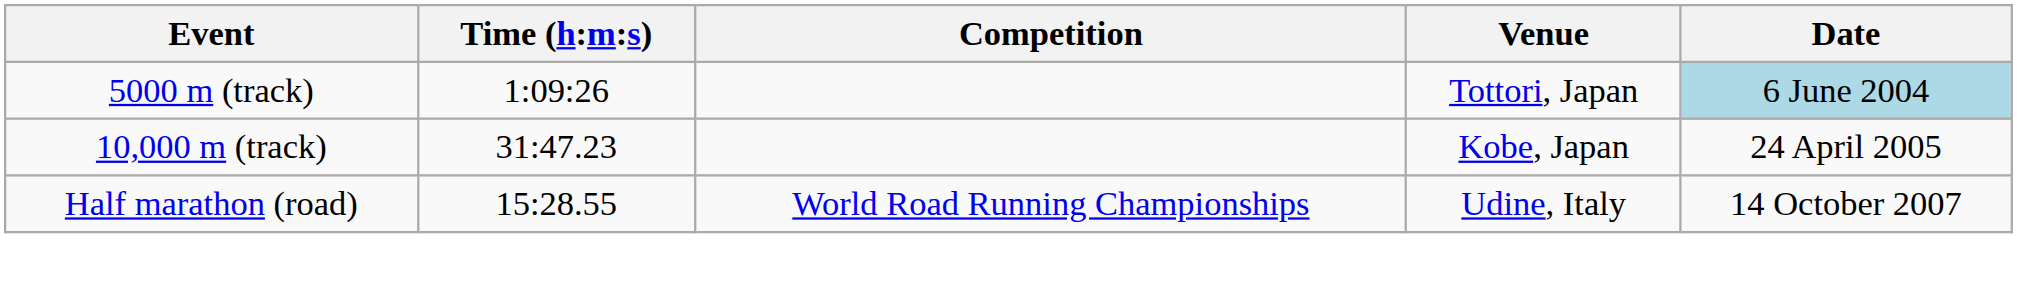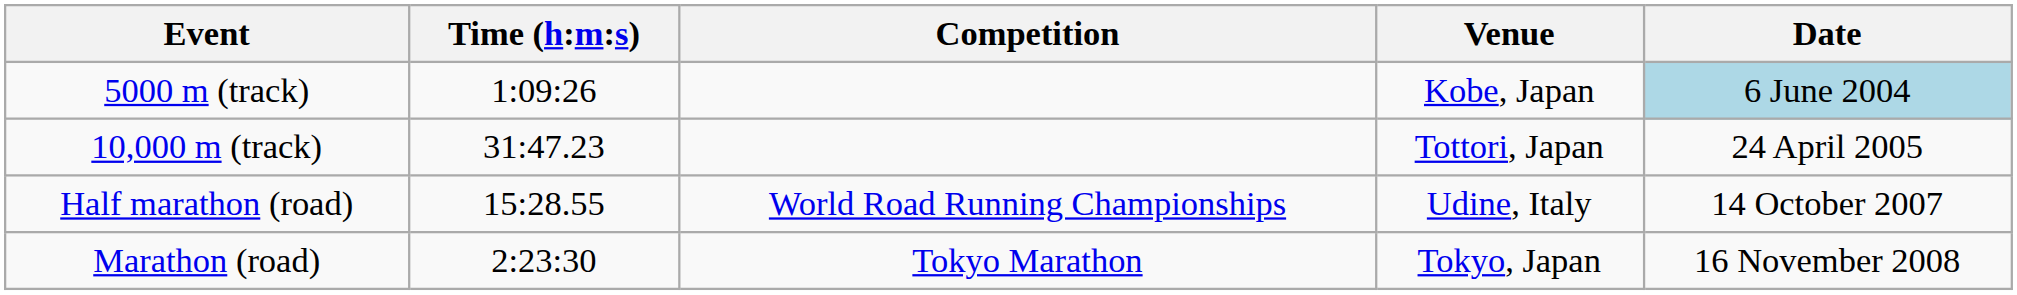(1544, 90) Tottori, Japan -> (1509, 90) Kobe, Japan
(1544, 146) Kobe, Japan -> (1509, 146) Tottori, Japan
+ row: (207, 260)
